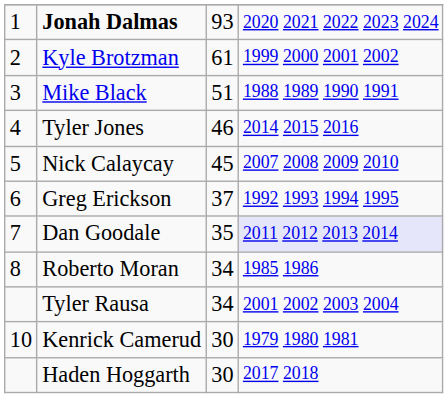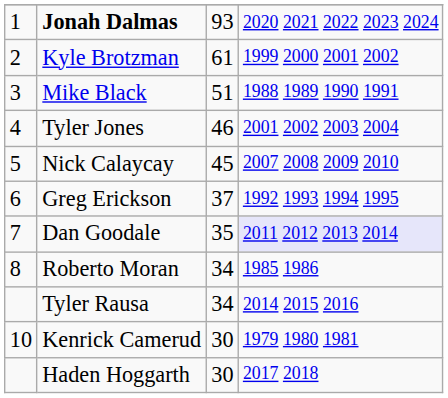(301, 127) 2014 2015 2016 -> (321, 127) 2001 2002 2003 2004
(321, 304) 2001 2002 2003 2004 -> (301, 304) 2014 2015 2016
